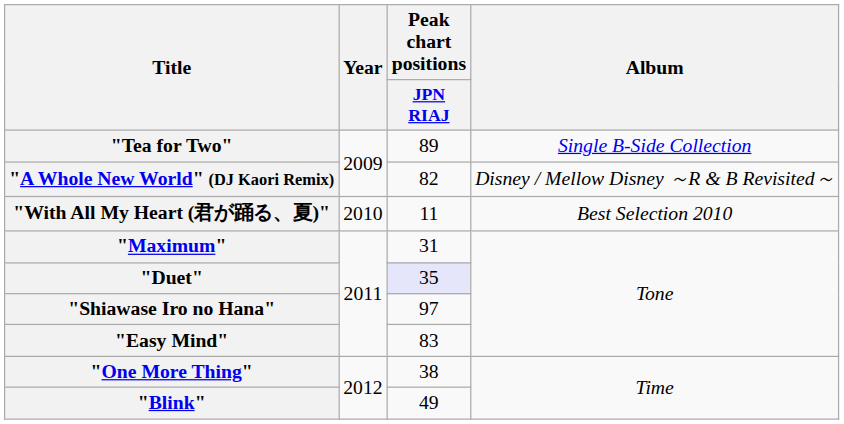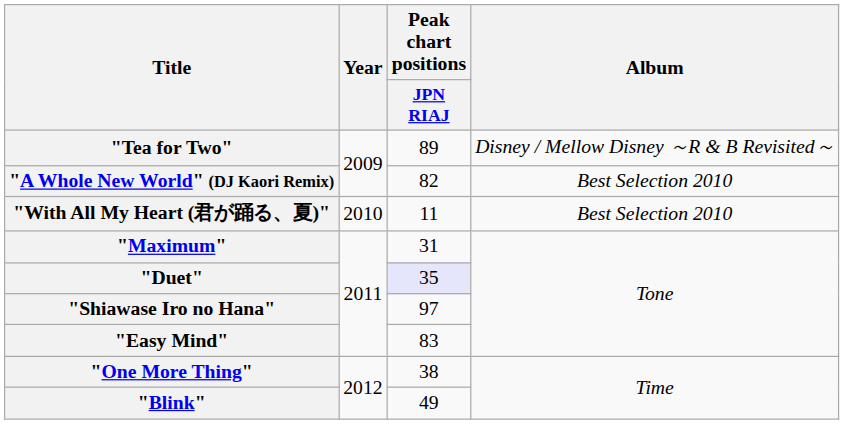(655, 145) Single B-Side Collection -> (655, 146) Disney / Mellow Disney ～R & B Revisited～
(655, 178) Disney / Mellow Disney ～R & B Revisited～ -> (655, 180) Best Selection 2010
